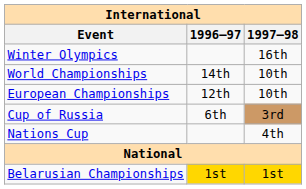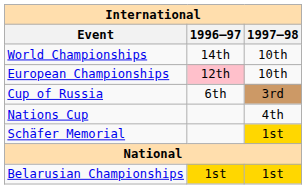- row: (63, 54)
(216, 94) no background -> (216, 74) pink background
+ row: (66, 134)
